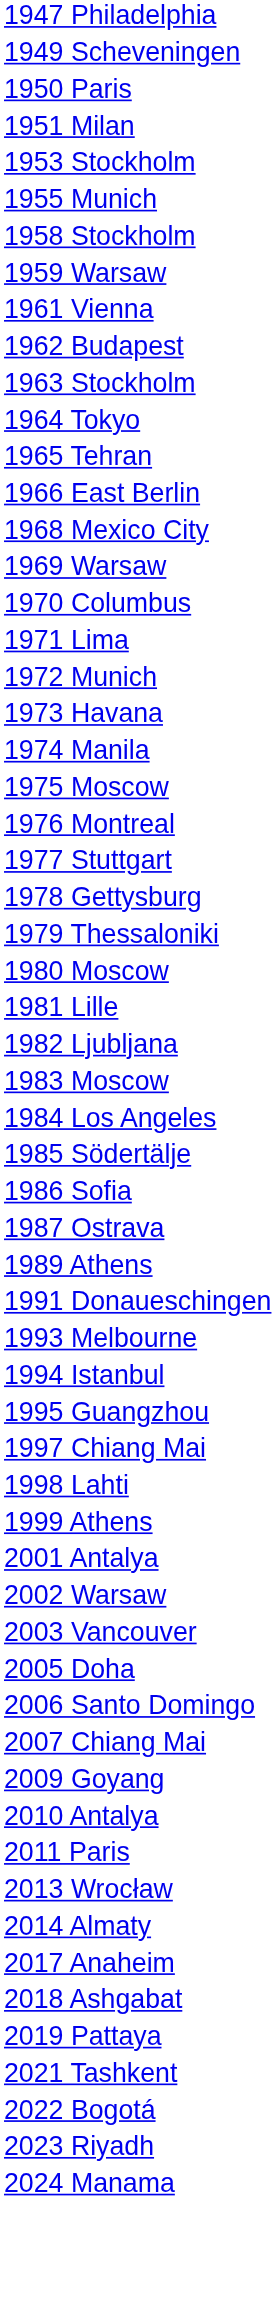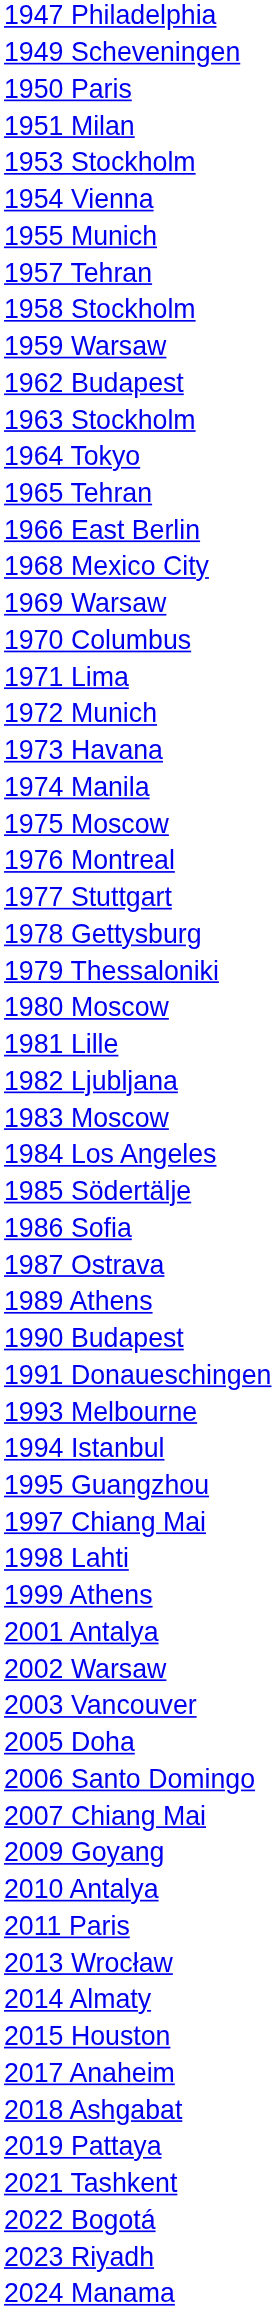+ row: (79, 199)
+ row: (78, 272)
- row: (79, 309)
+ row: (94, 1338)
+ row: (87, 2036)
